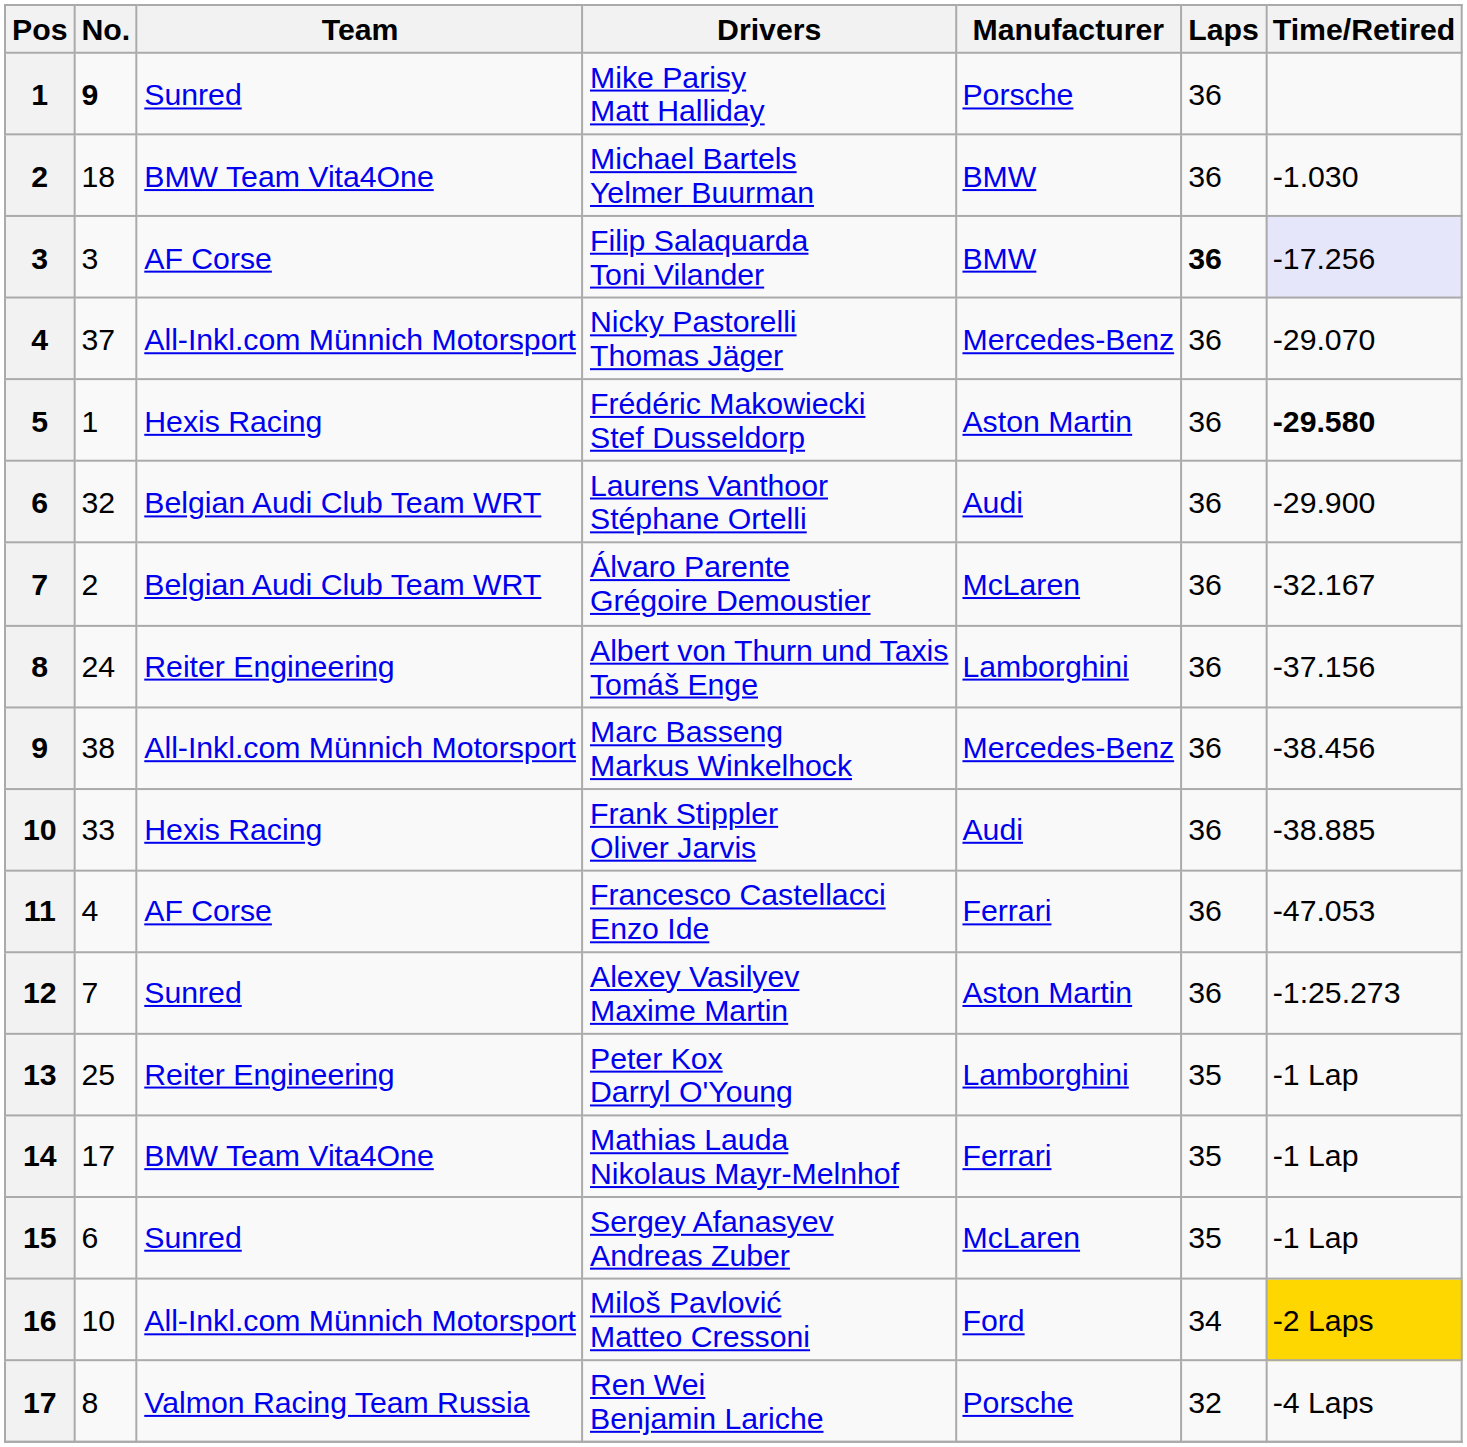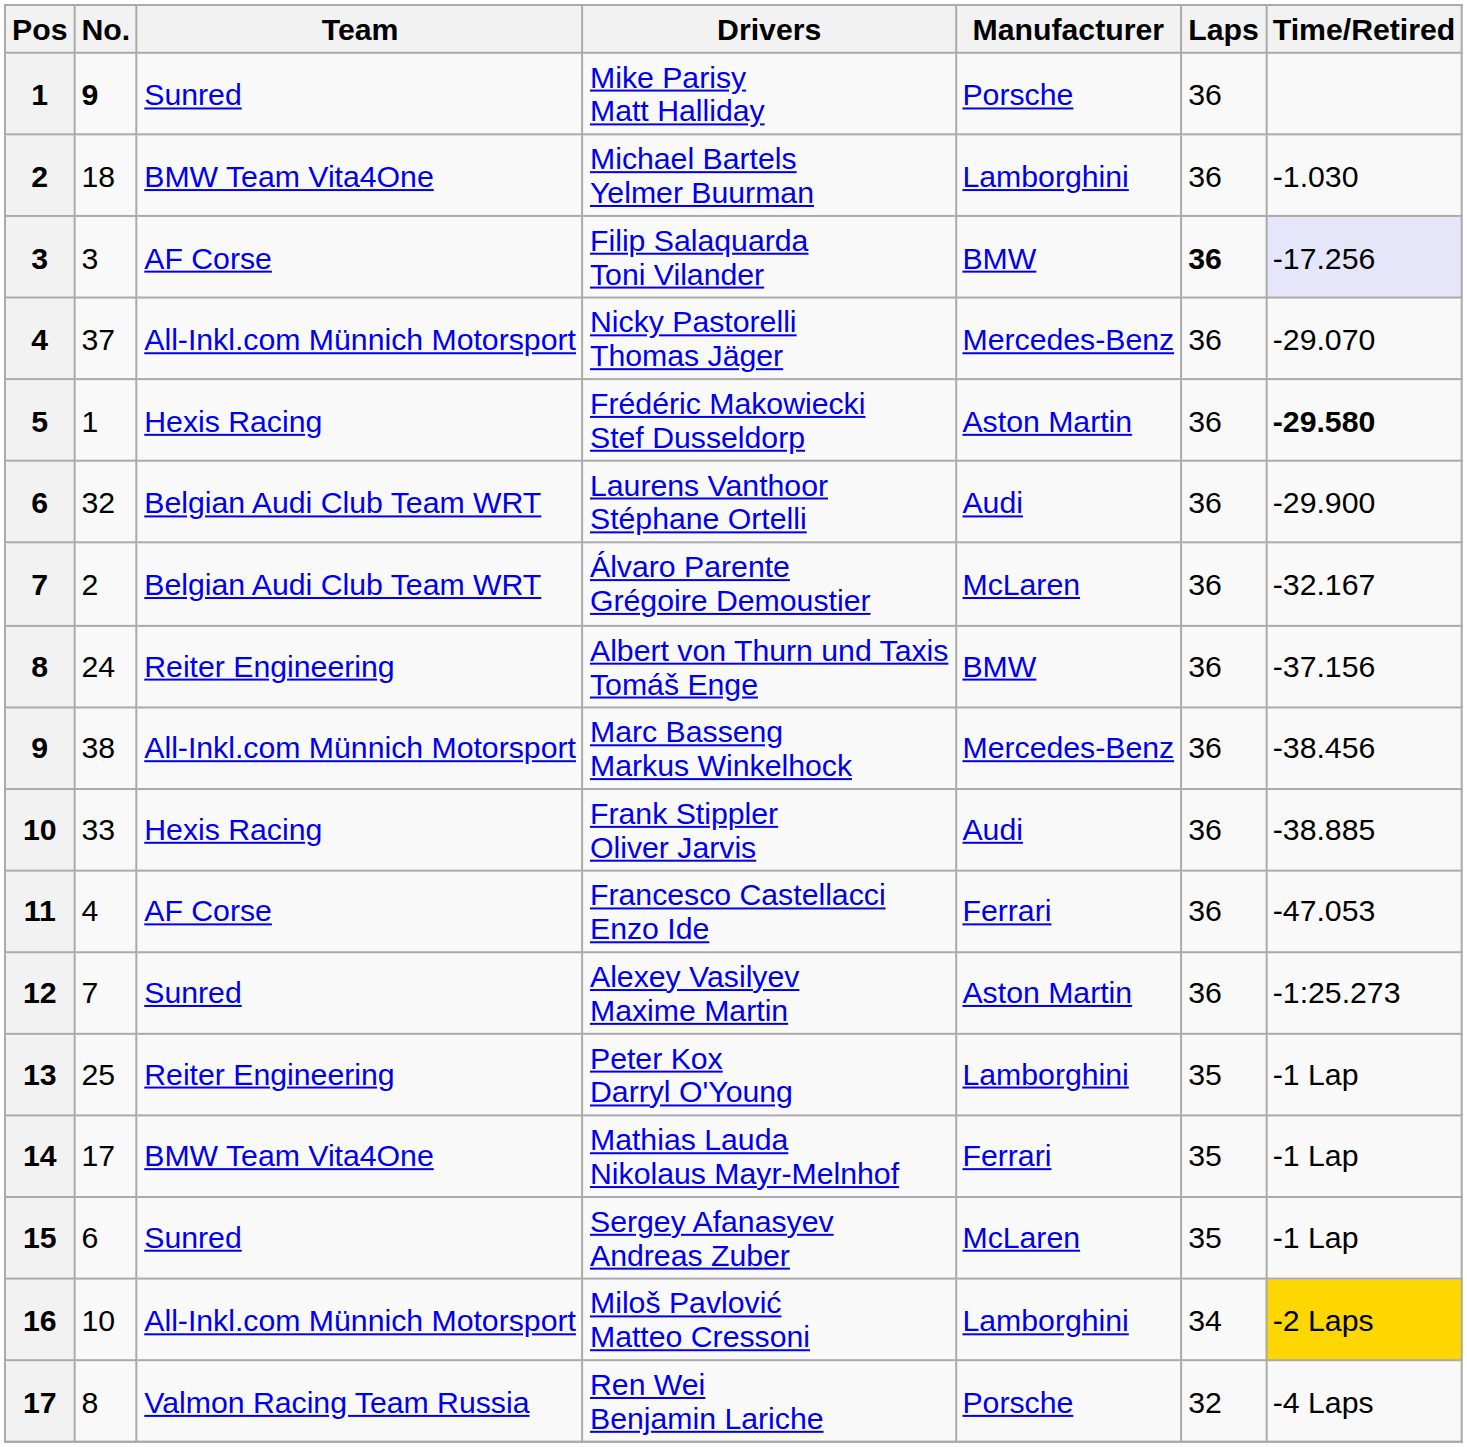(999, 176) BMW -> (1046, 176) Lamborghini
(1046, 666) Lamborghini -> (999, 666) BMW
(994, 1320) Ford -> (1046, 1320) Lamborghini
